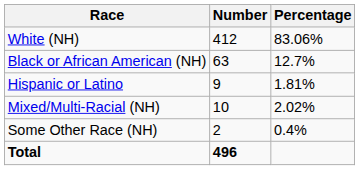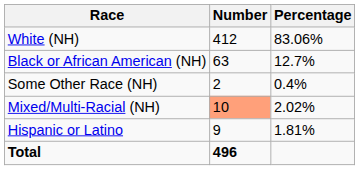rows swapped: (83, 130) <-> (65, 84)
(221, 107) no background -> (221, 107) lightsalmon background
